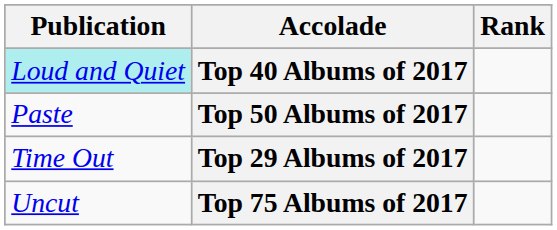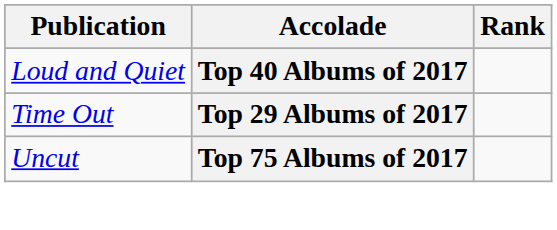(98, 70) paleturquoise background -> (98, 70) no background
- row: (333, 114)
